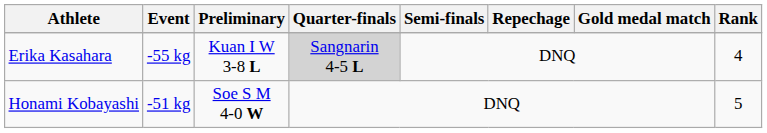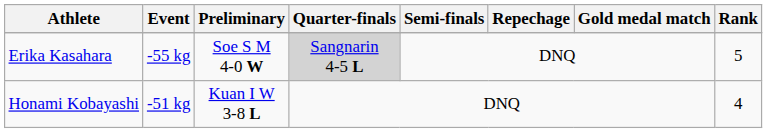(242, 56) Kuan I W 3-8 L -> (242, 56) Soe S M 4-0 W
(738, 56) 4 -> (738, 56) 5
(242, 104) Soe S M 4-0 W -> (242, 104) Kuan I W 3-8 L
(738, 104) 5 -> (738, 104) 4
